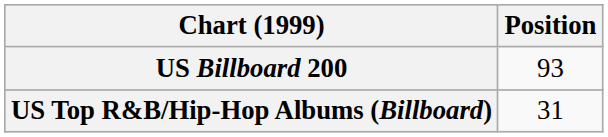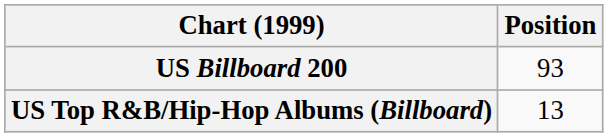(550, 110) 31 -> (550, 110) 13
